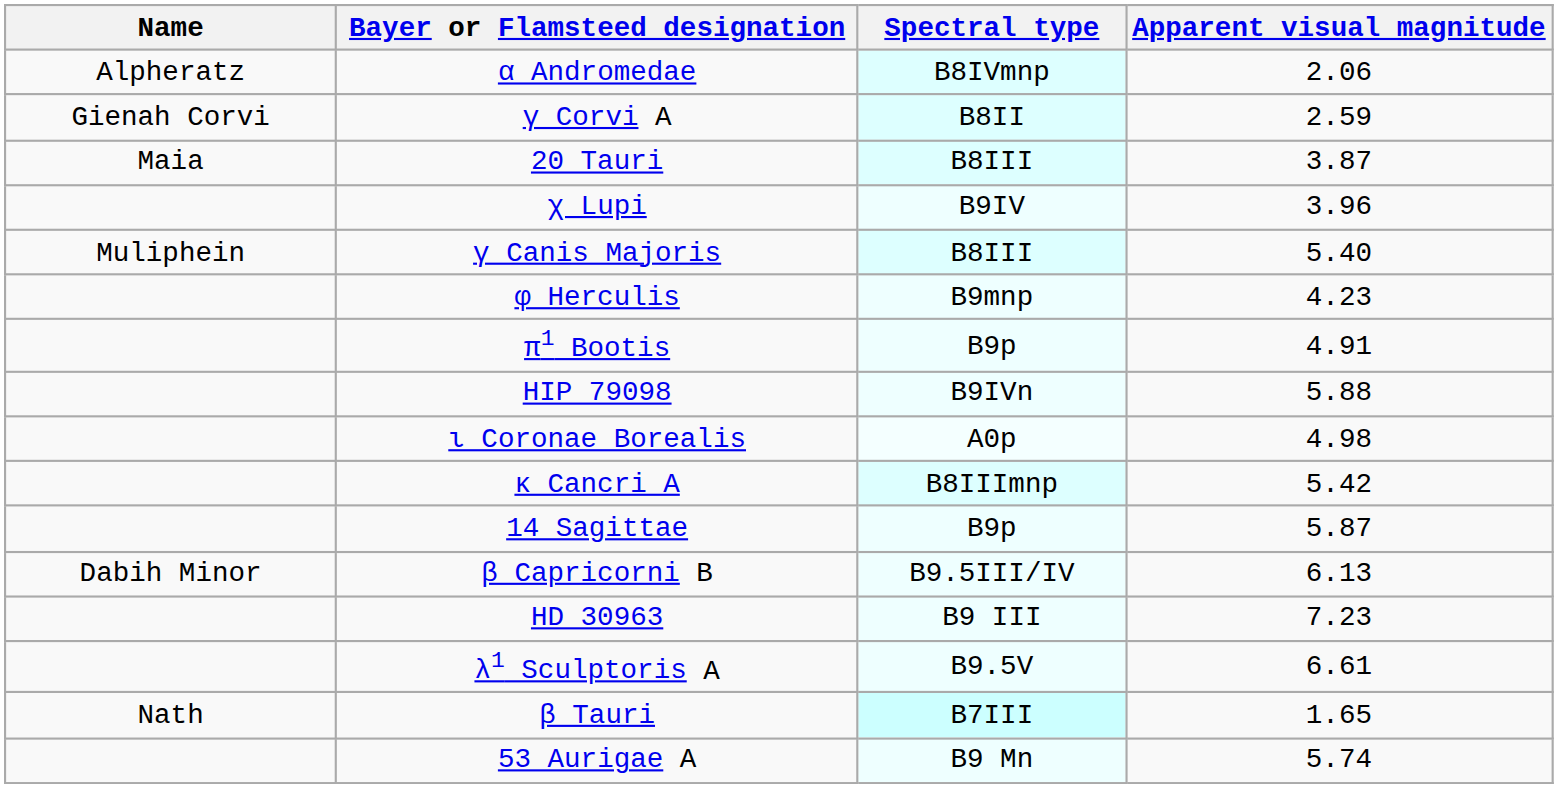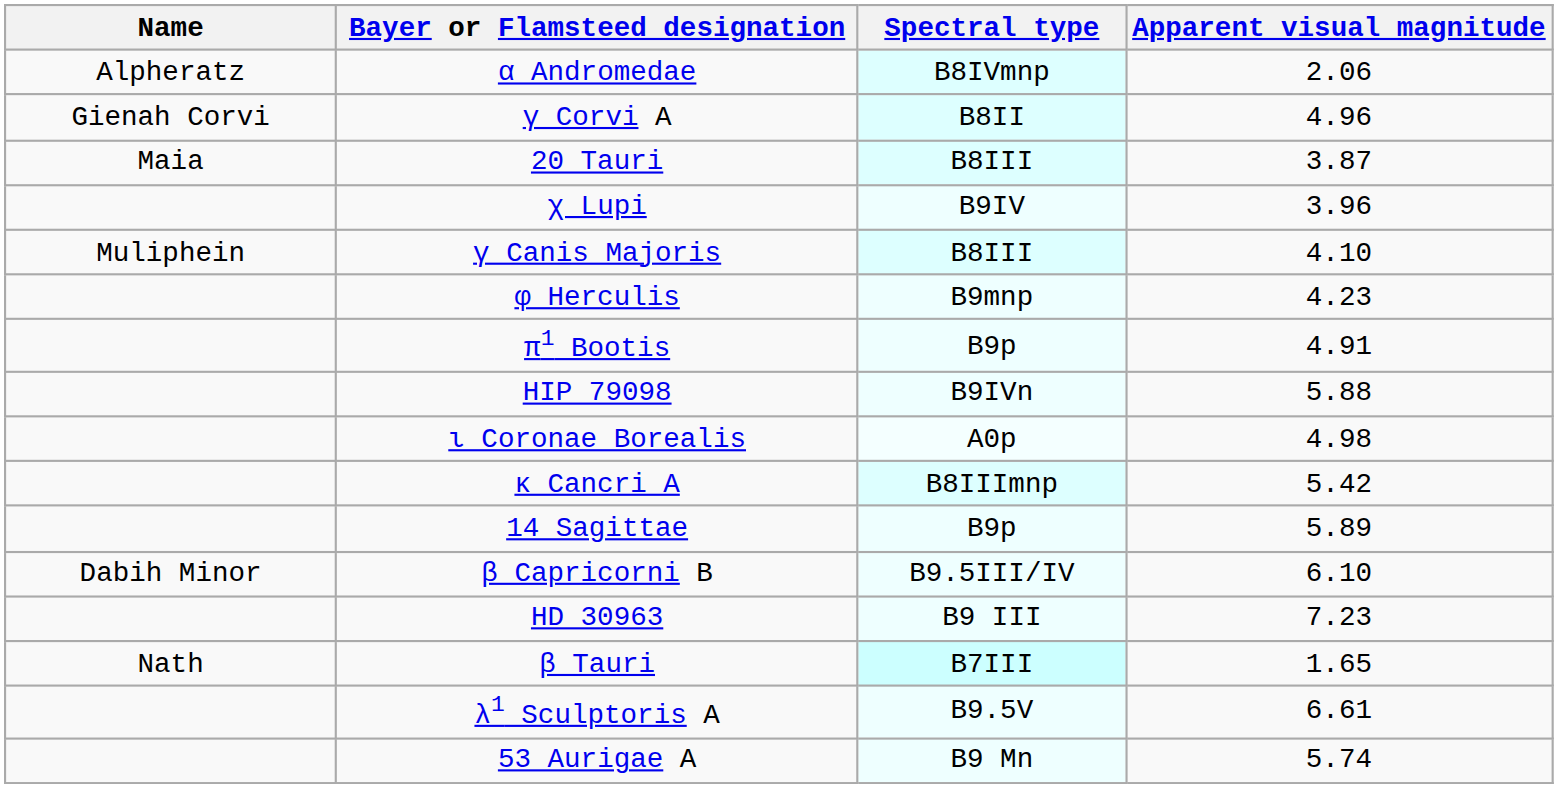(1339, 117) 2.59 -> (1339, 117) 4.96
(1339, 252) 5.40 -> (1339, 252) 4.10
(1339, 529) 5.87 -> (1339, 529) 5.89
(1339, 574) 6.13 -> (1339, 574) 6.10
rows swapped: (597, 715) <-> (597, 667)
